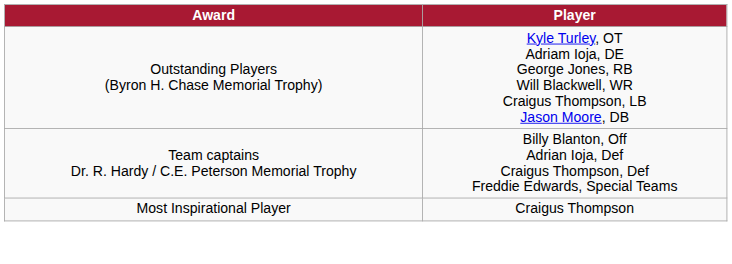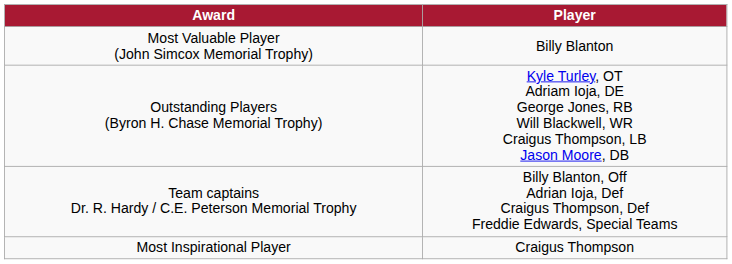+ row: (214, 45)
